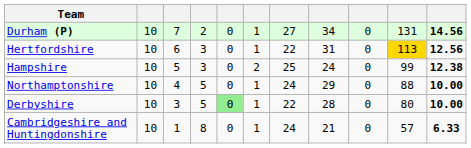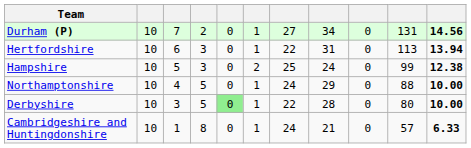(407, 49) gold background -> (407, 49) no background
(446, 49) 12.56 -> (446, 49) 13.94
